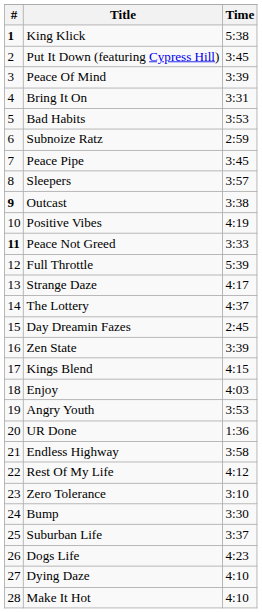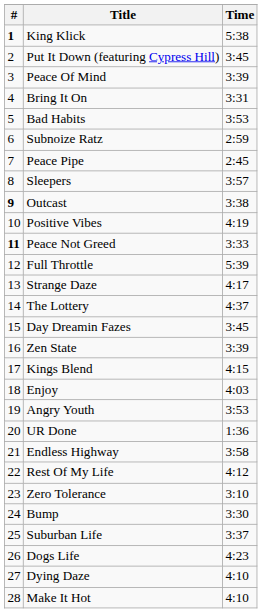(237, 160) 3:45 -> (237, 160) 2:45
(237, 327) 2:45 -> (237, 327) 3:45
